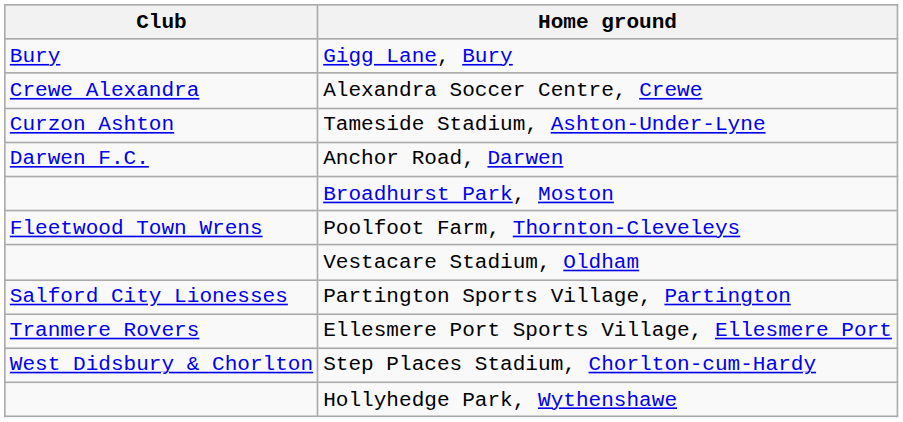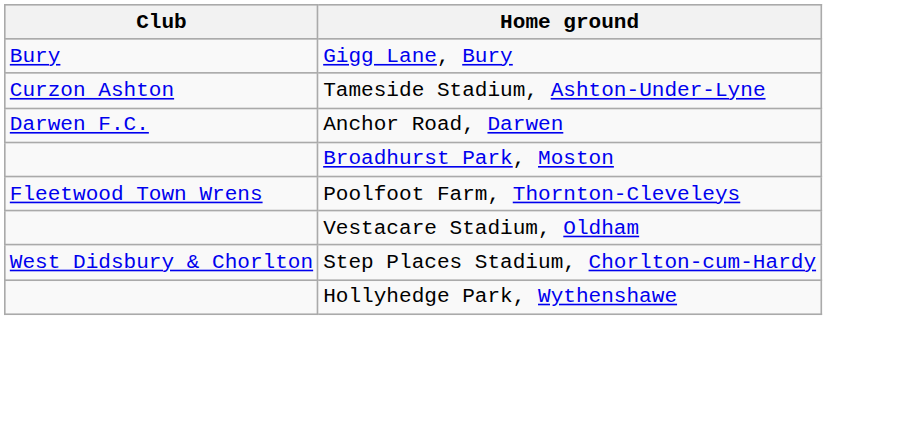- row: (513, 91)
- row: (557, 297)
- row: (608, 331)
